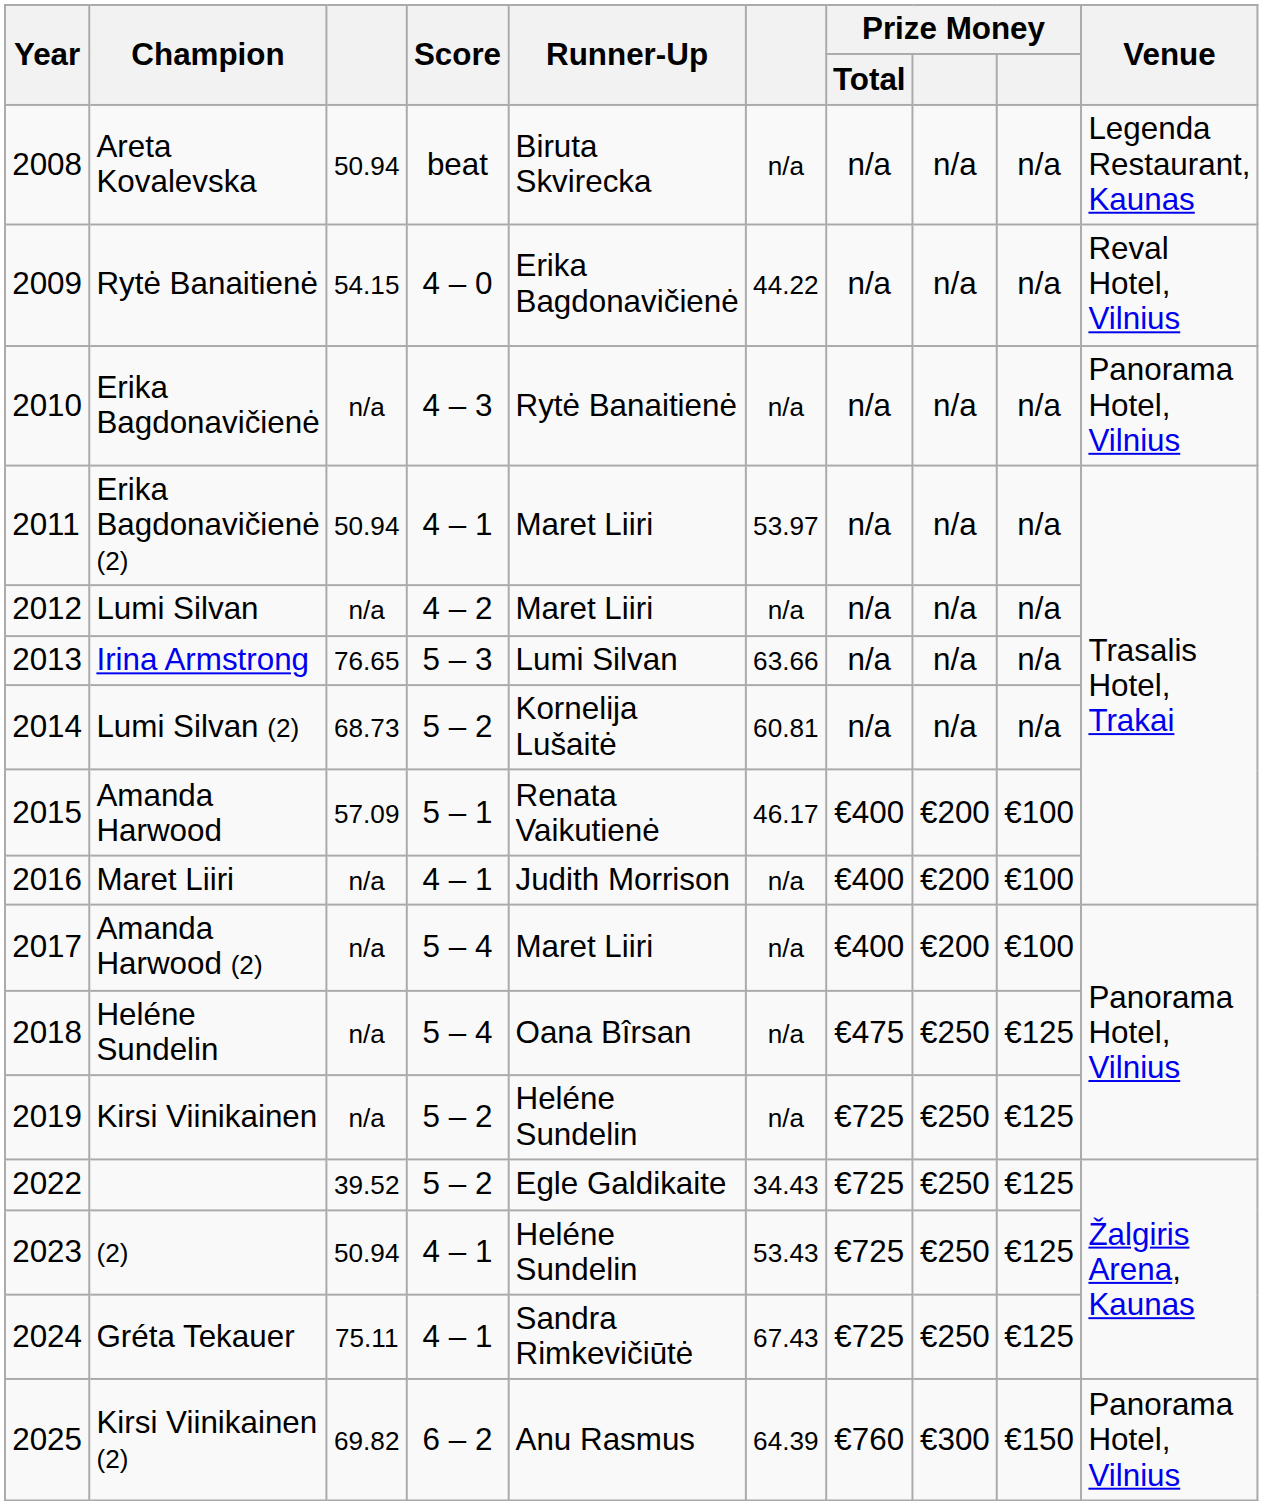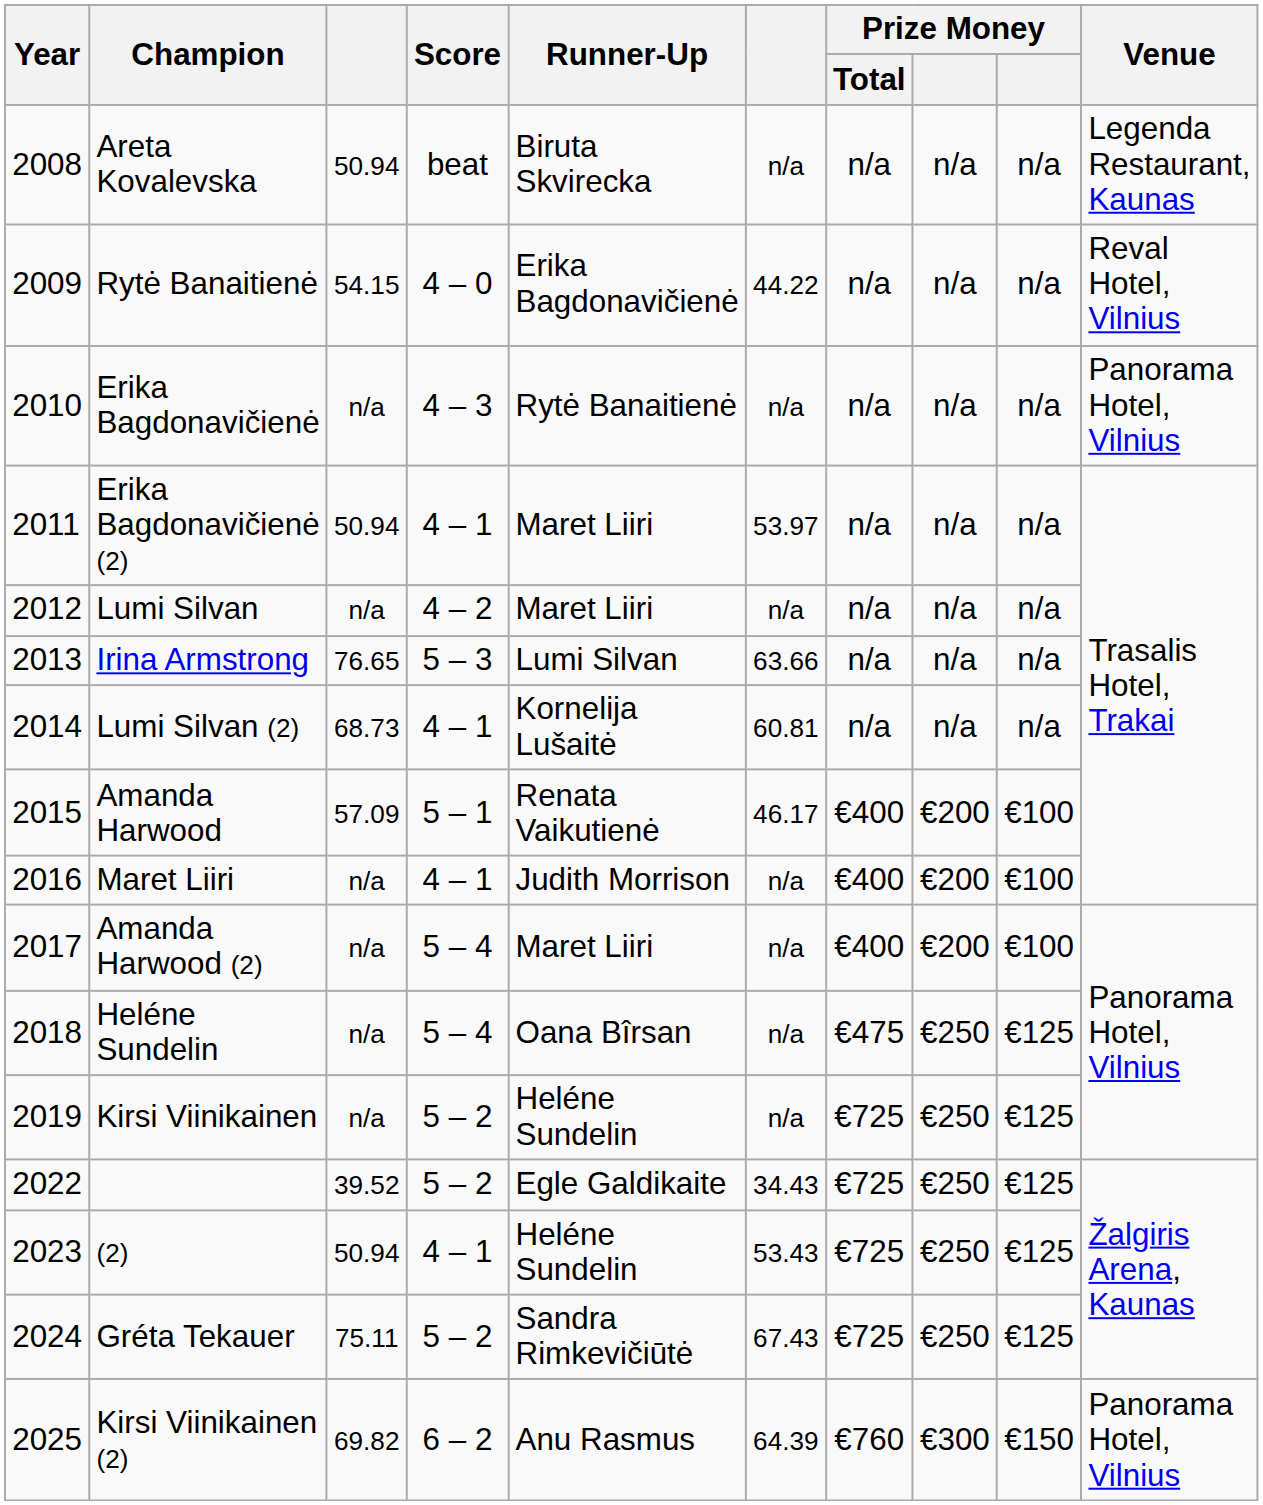(457, 727) 5 – 2 -> (457, 727) 4 – 1
(457, 1336) 4 – 1 -> (457, 1336) 5 – 2
